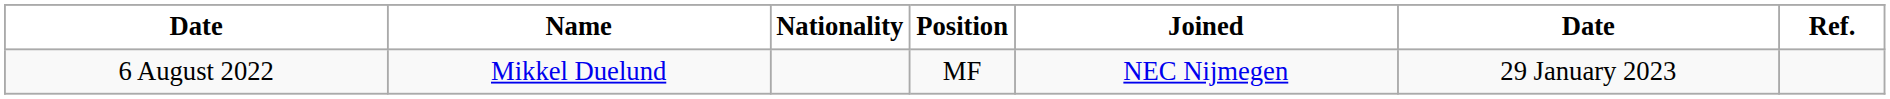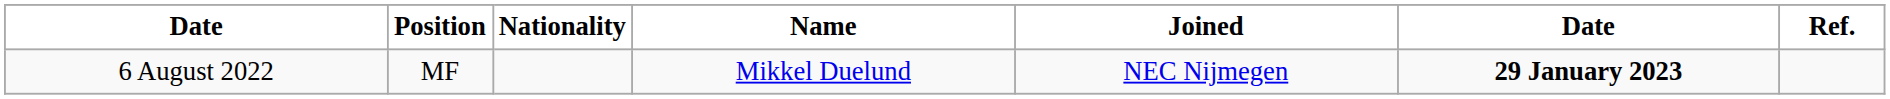columns swapped: (962, 26) <-> (579, 26)
(1588, 70) normal -> (1588, 70) bold
